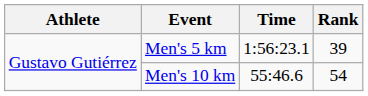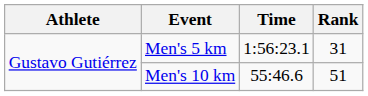(338, 47) 39 -> (338, 47) 31
(338, 76) 54 -> (338, 76) 51
